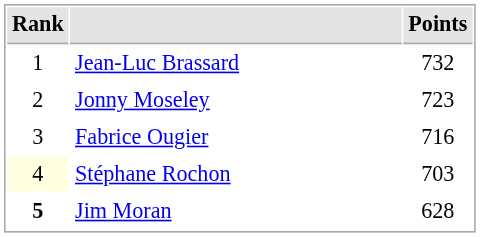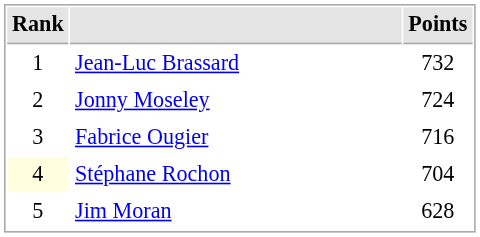(438, 100) 723 -> (438, 100) 724
(438, 174) 703 -> (438, 174) 704
(38, 211) bold -> (38, 211) normal
